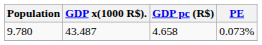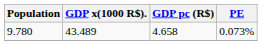(81, 31) 43.487 -> (81, 31) 43.489
